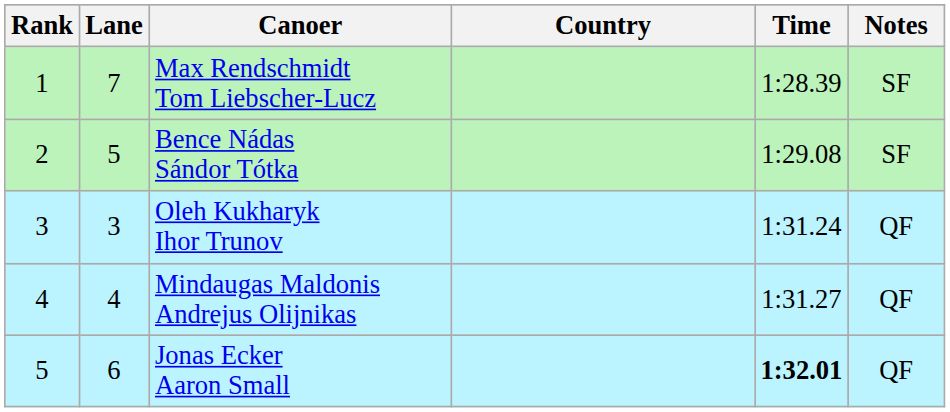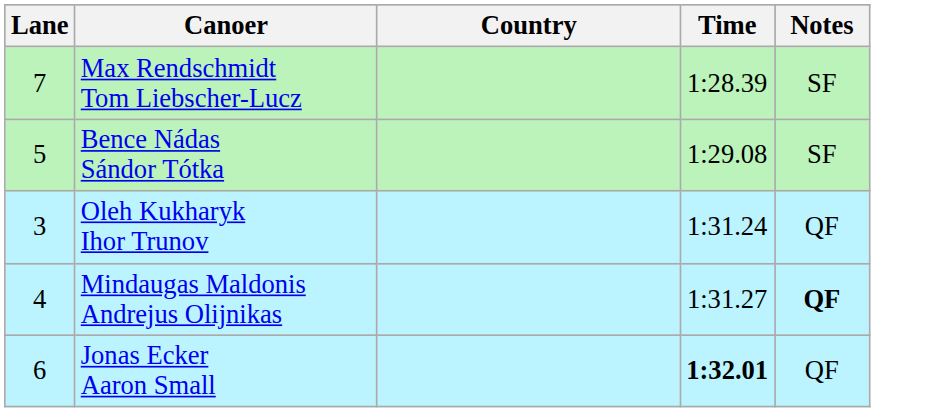- column: (42, 25)
(896, 298) normal -> (822, 298) bold
